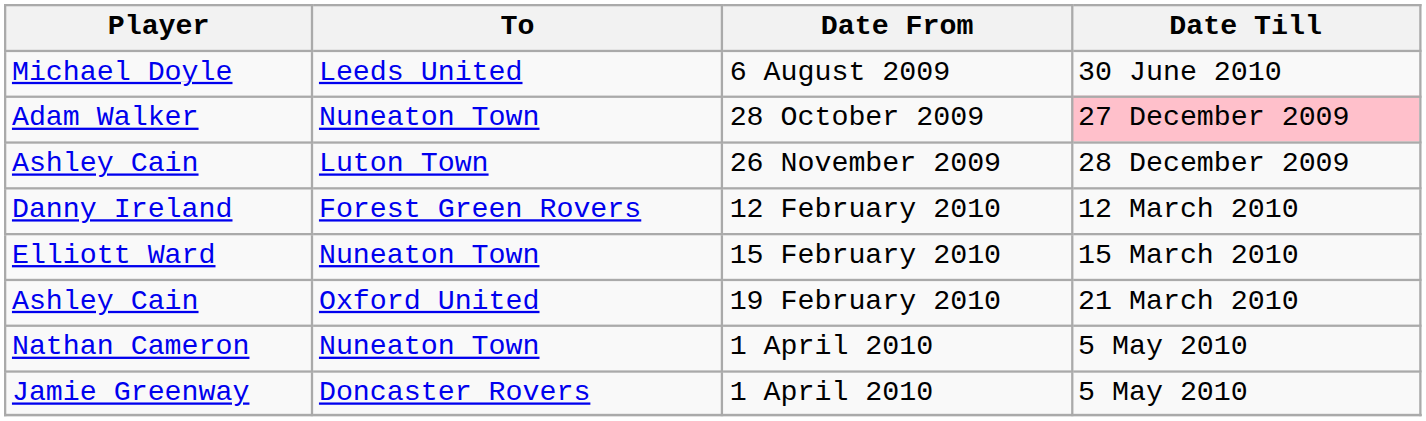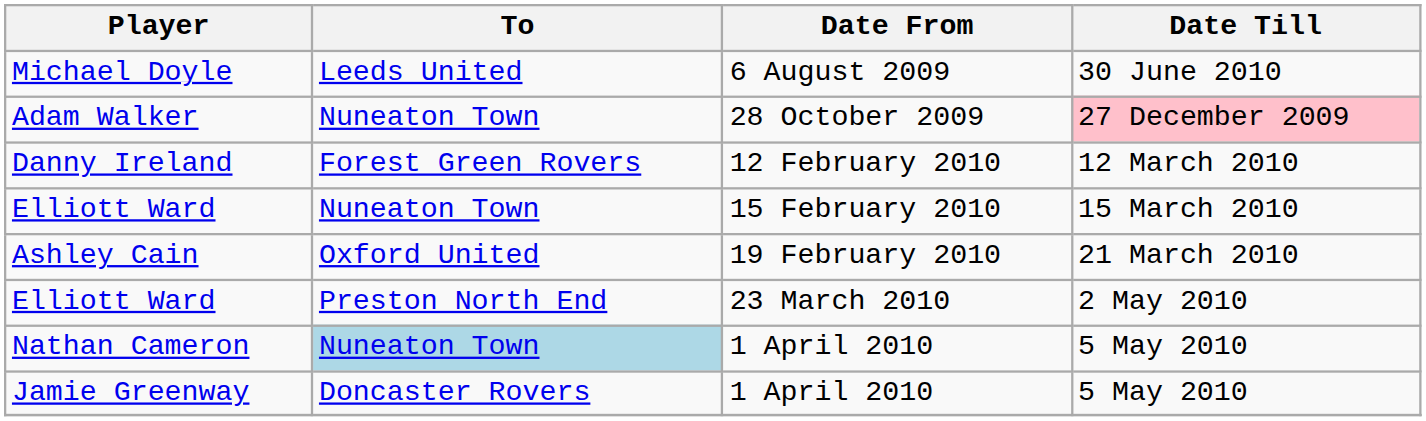- row: (105, 165)
+ row: (114, 302)
(429, 348) no background -> (429, 348) lightblue background
